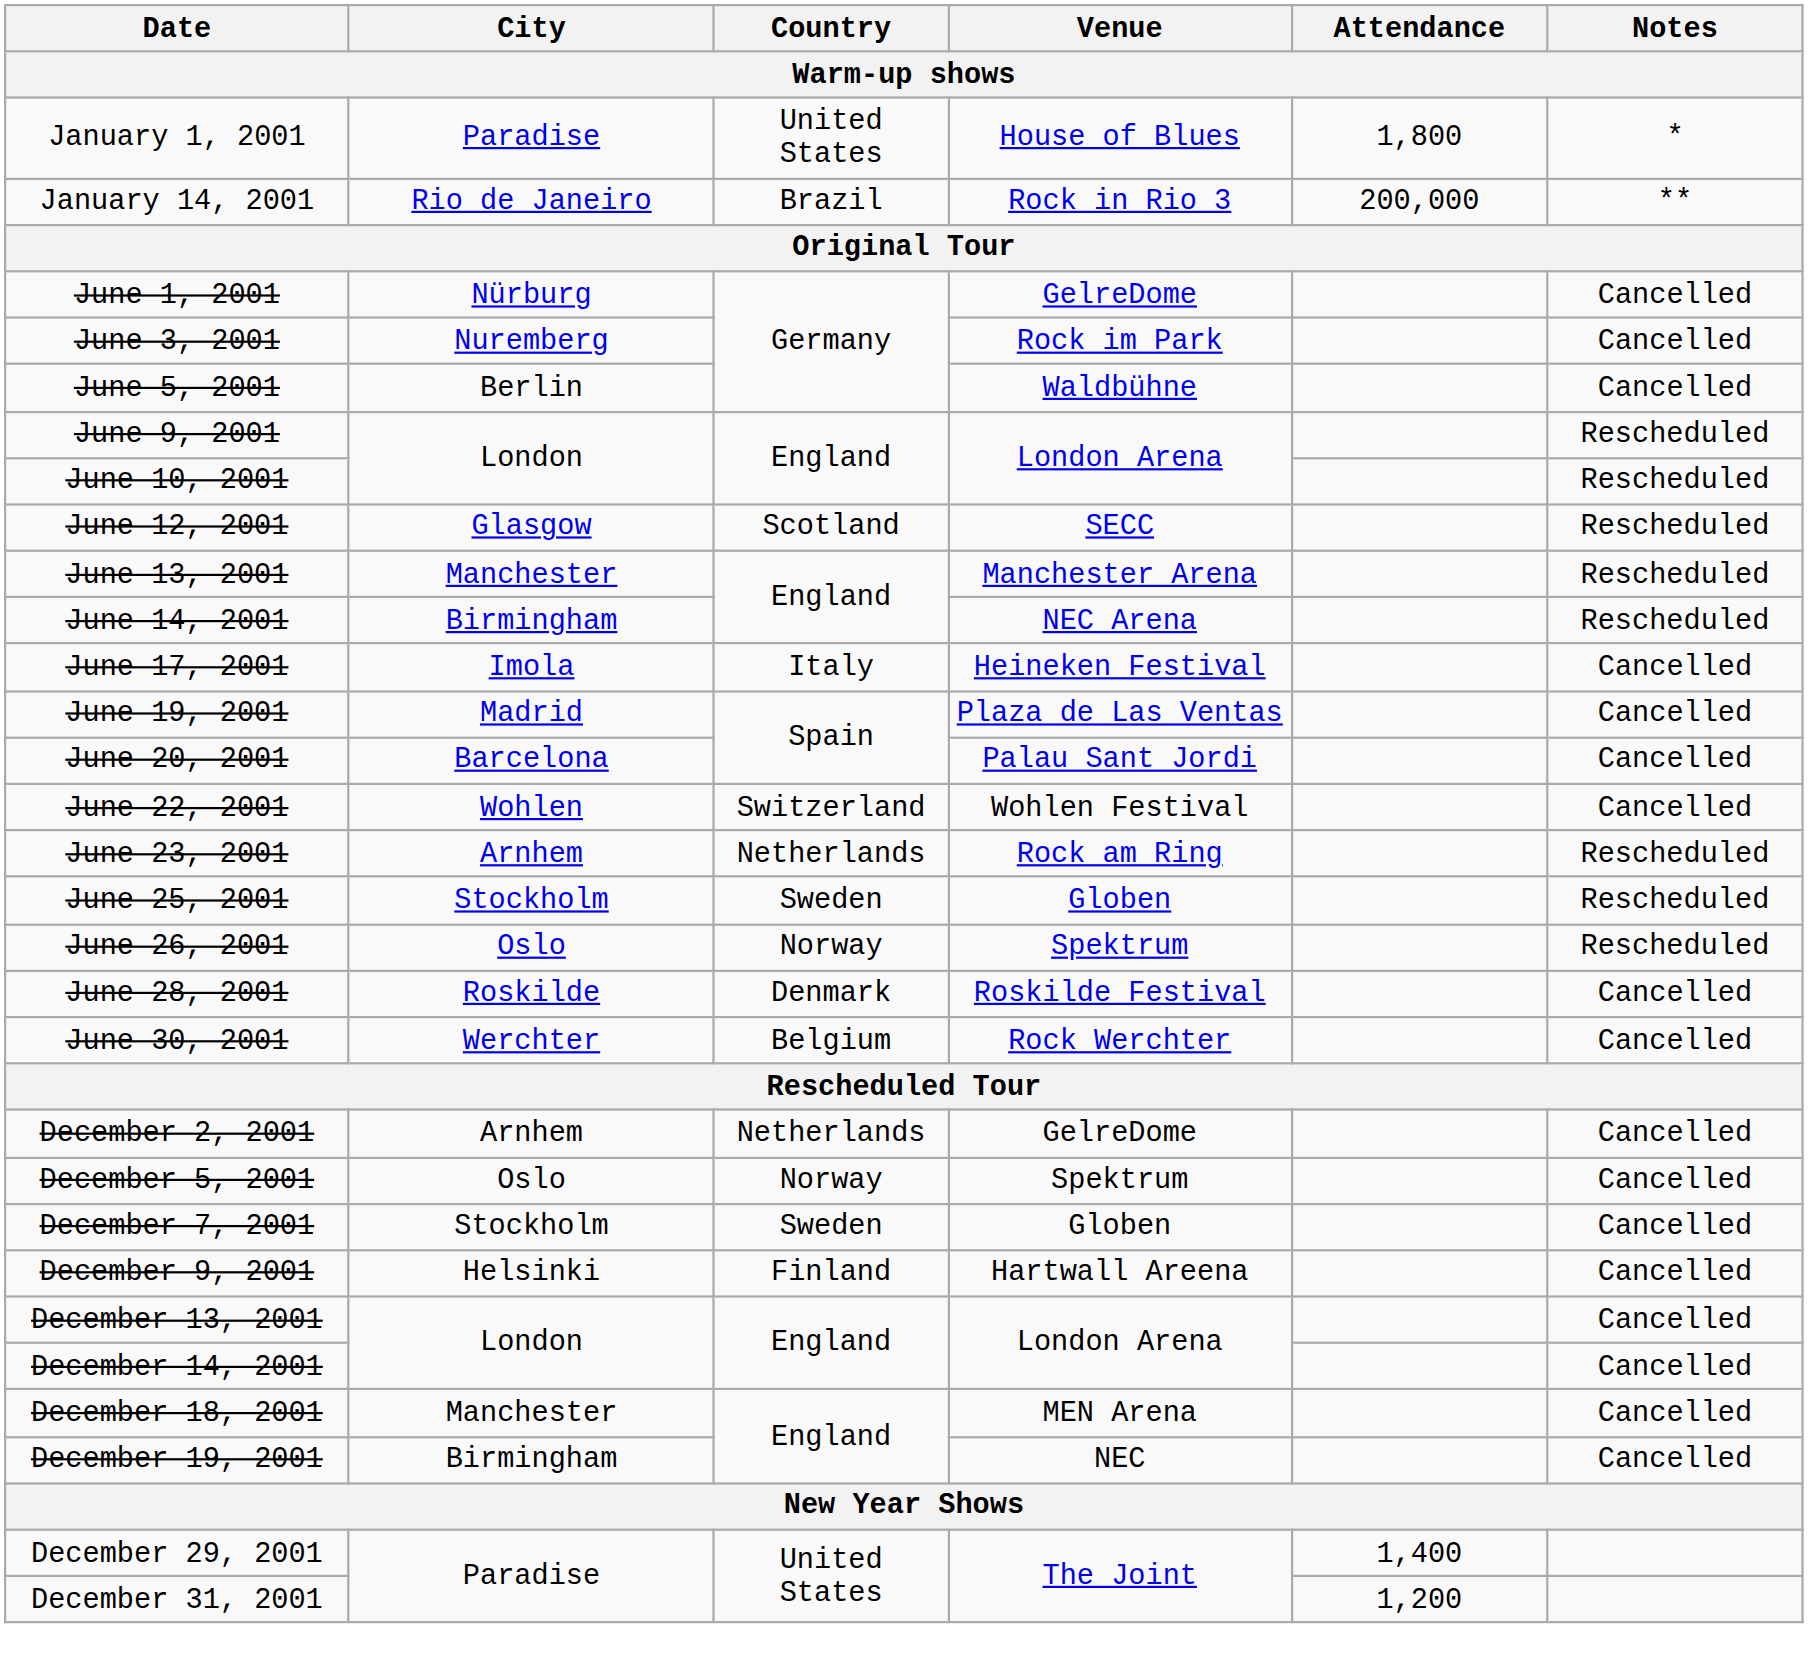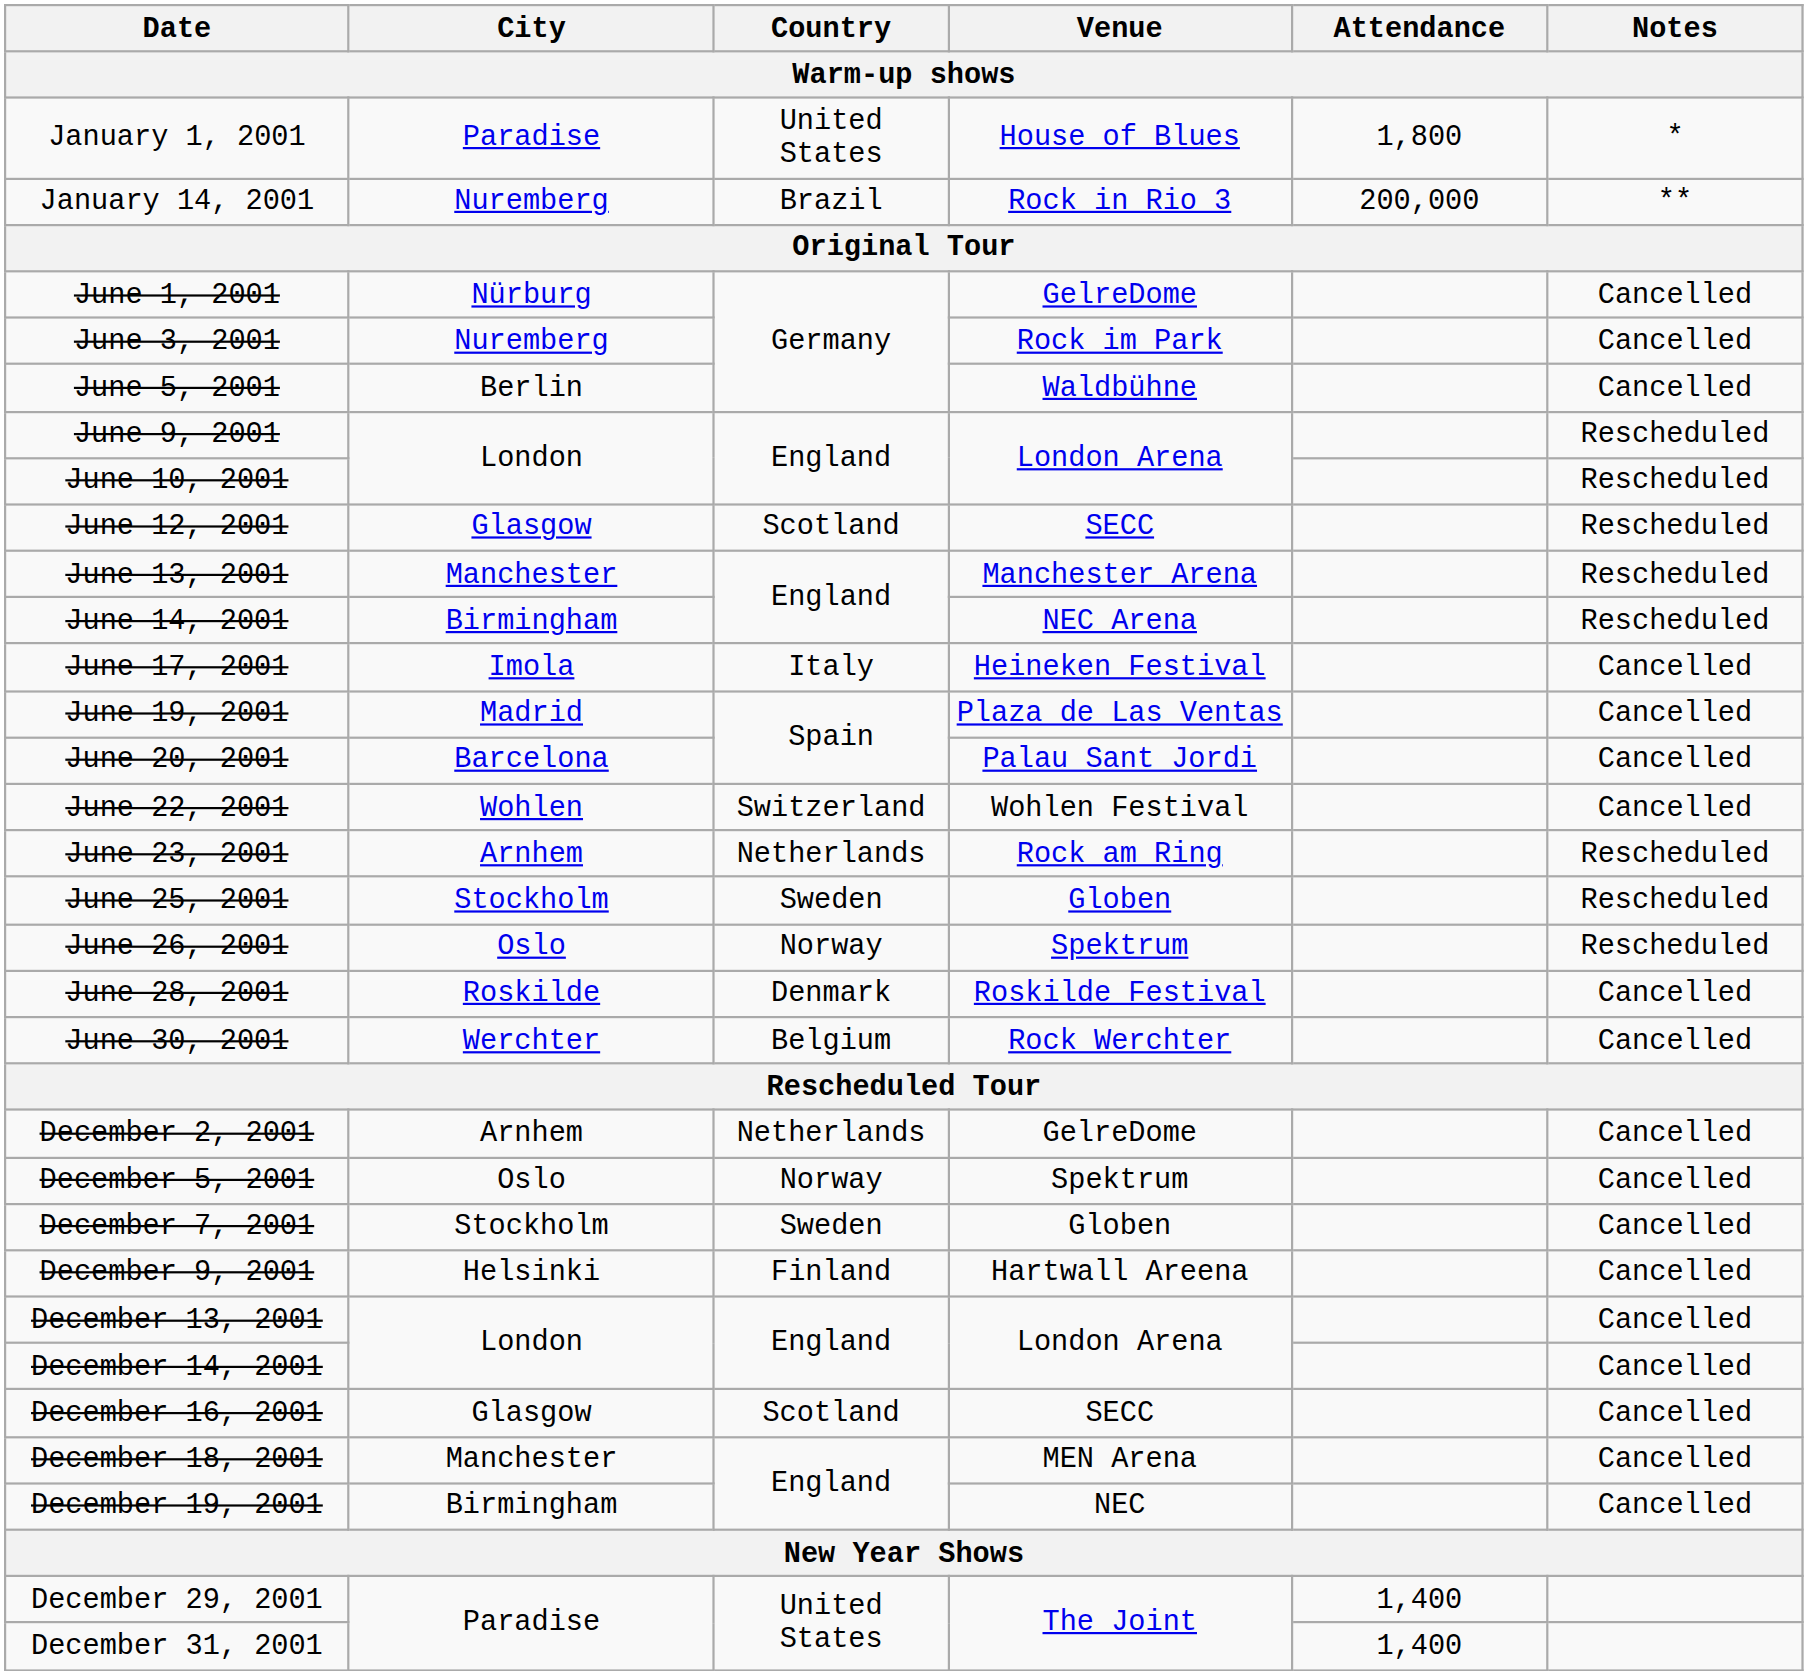(532, 201) Rio de Janeiro -> (532, 201) Nuremberg
+ row: (177, 1413)
(1419, 1600) 1,200 -> (1419, 1646) 1,400
